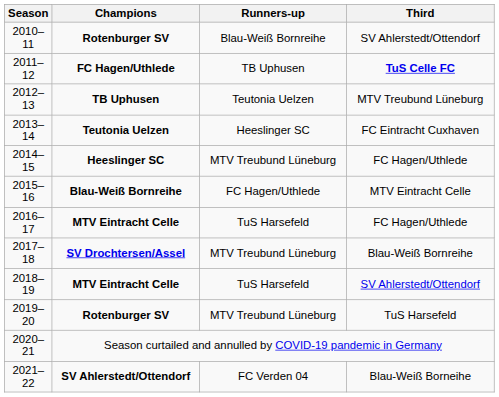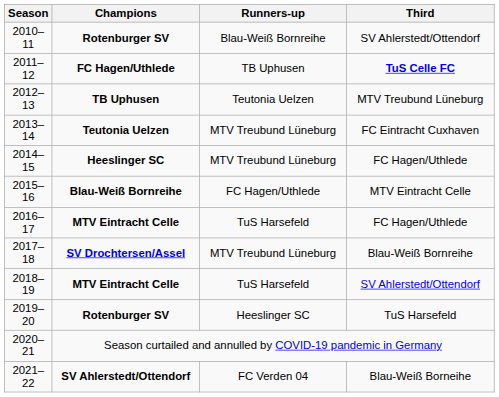(273, 130) Heeslinger SC -> (273, 130) MTV Treubund Lüneburg
(273, 315) MTV Treubund Lüneburg -> (273, 315) Heeslinger SC
